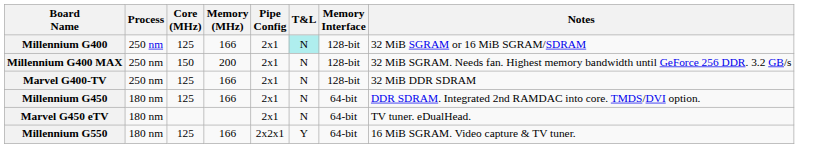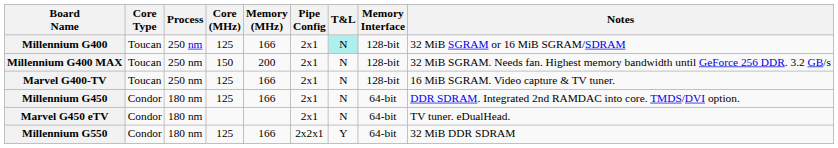+ column: (145, 19)
(423, 80) 32 MiB DDR SDRAM -> (513, 80) 16 MiB SGRAM. Video capture & TV tuner.
(473, 134) 16 MiB SGRAM. Video capture & TV tuner. -> (463, 134) 32 MiB DDR SDRAM
